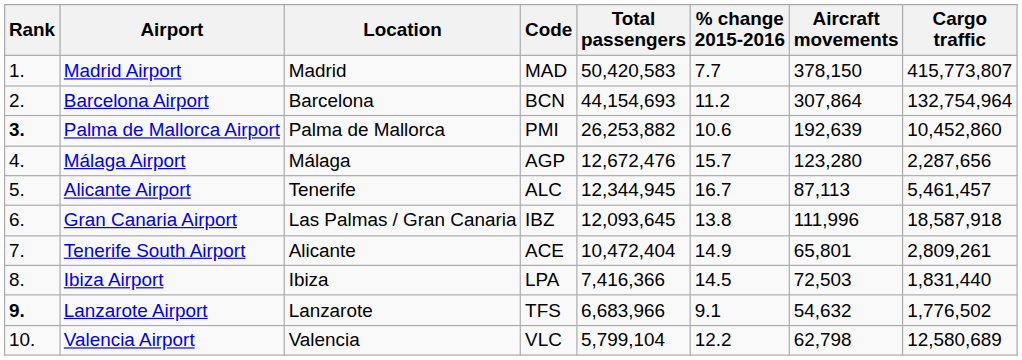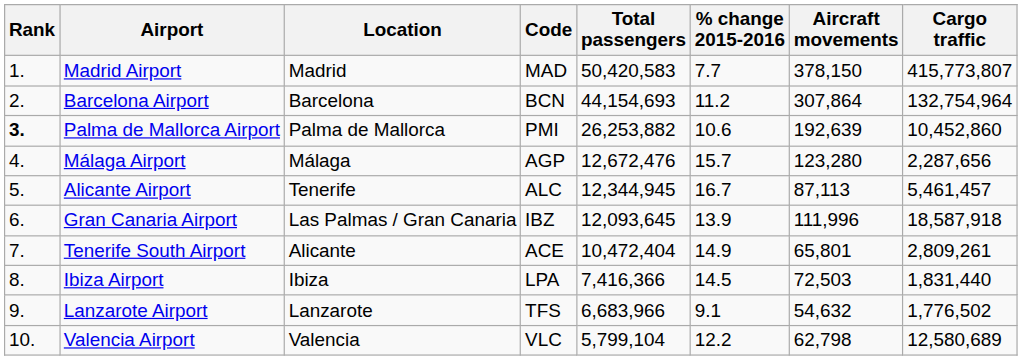(713, 220) 13.8 -> (713, 220) 13.9
(17, 310) bold -> (17, 310) normal
